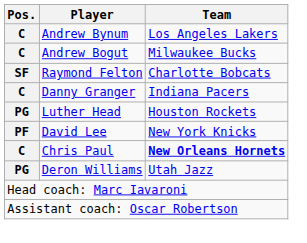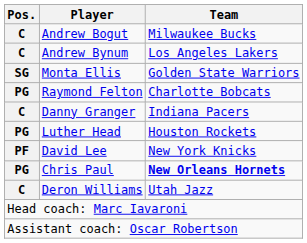rows swapped: (85, 53) <-> (85, 34)
+ row: (81, 73)
(22, 73) SF -> (22, 92) PG
(22, 151) C -> (22, 170) PG
(22, 170) PG -> (22, 190) C
